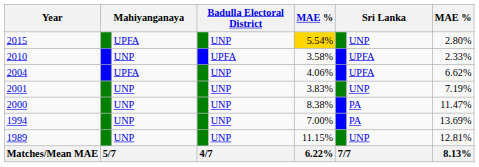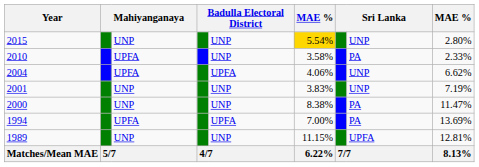(127, 40) UPFA -> (124, 40) UNP
(124, 56) UNP -> (127, 56) UPFA
(223, 56) UPFA -> (221, 56) UNP
(362, 56) UPFA -> (355, 56) PA
(221, 72) UNP -> (223, 72) UPFA
(362, 72) UPFA -> (359, 72) UNP
(124, 121) UNP -> (127, 121) UPFA
(221, 121) UNP -> (223, 121) UPFA
(359, 137) UNP -> (362, 137) UPFA
